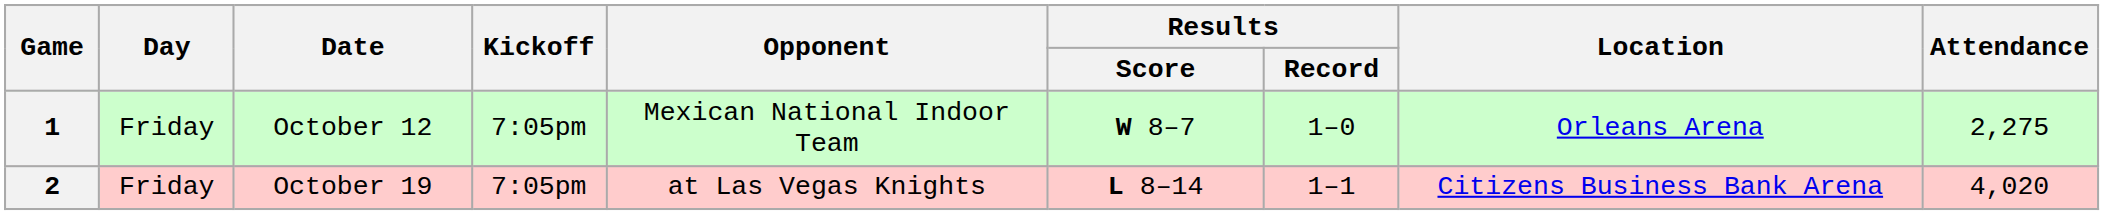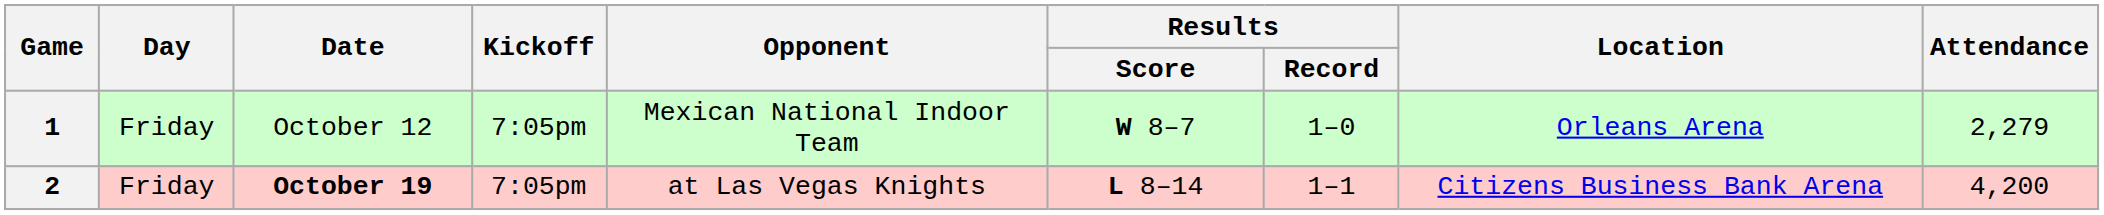(2009, 128) 2,275 -> (2009, 128) 2,279
(353, 187) normal -> (353, 187) bold
(2009, 187) 4,020 -> (2009, 187) 4,200
